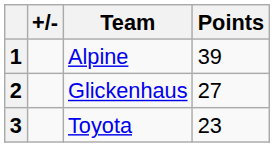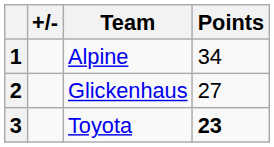(210, 57) 39 -> (210, 57) 34
(210, 125) normal -> (210, 125) bold
